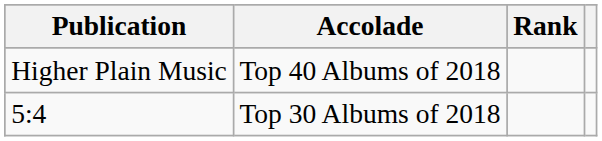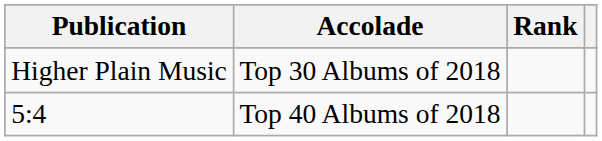(370, 69) Top 40 Albums of 2018 -> (370, 69) Top 30 Albums of 2018
(370, 113) Top 30 Albums of 2018 -> (370, 113) Top 40 Albums of 2018
